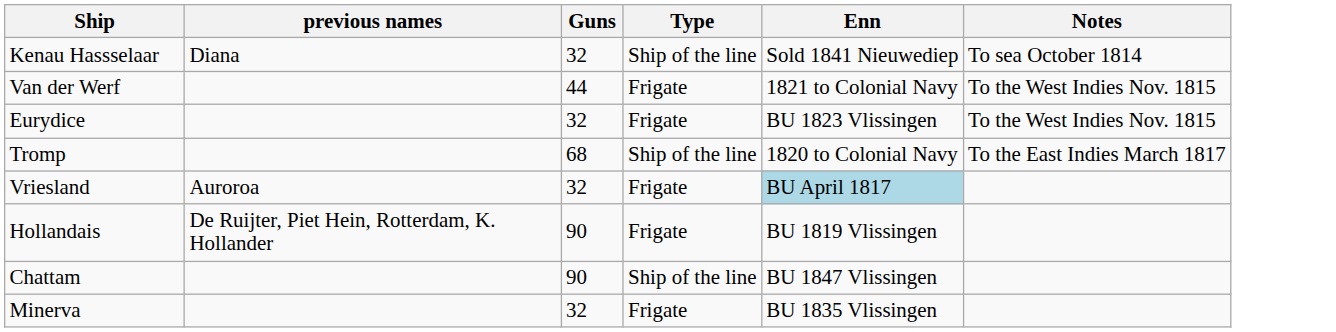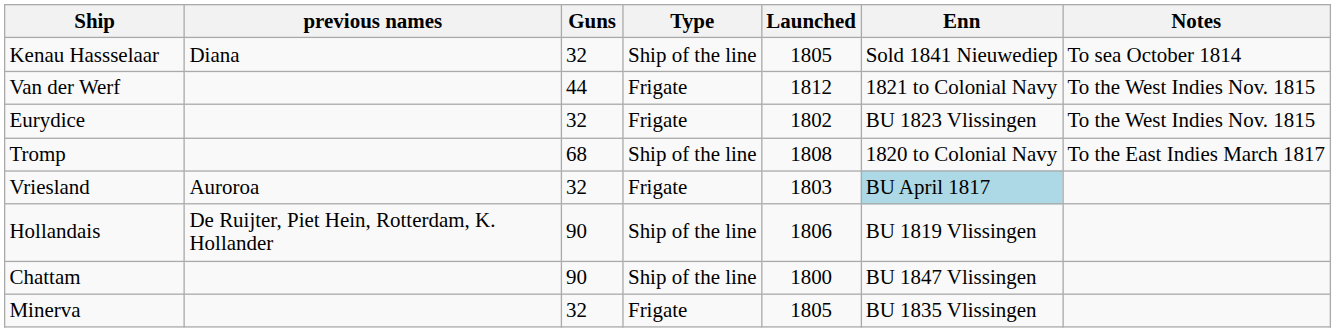+ column: (811, 21)
(658, 232) Frigate -> (692, 232) Ship of the line
